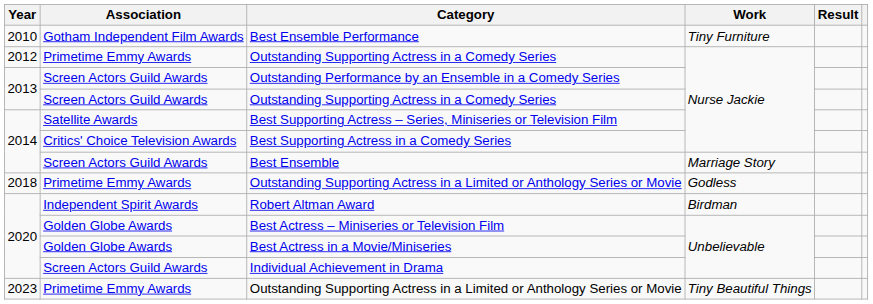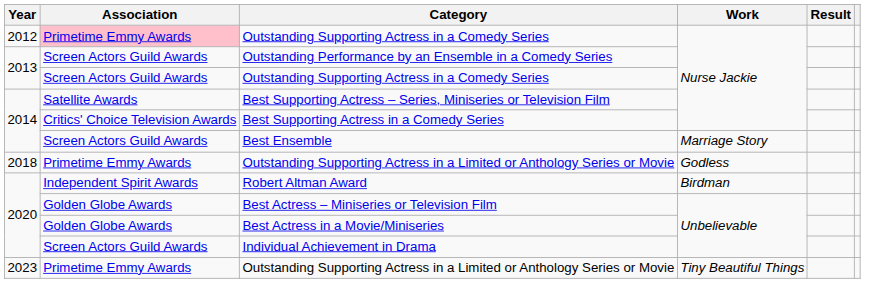- row: (22, 36)
(117, 57) no background -> (117, 36) pink background
